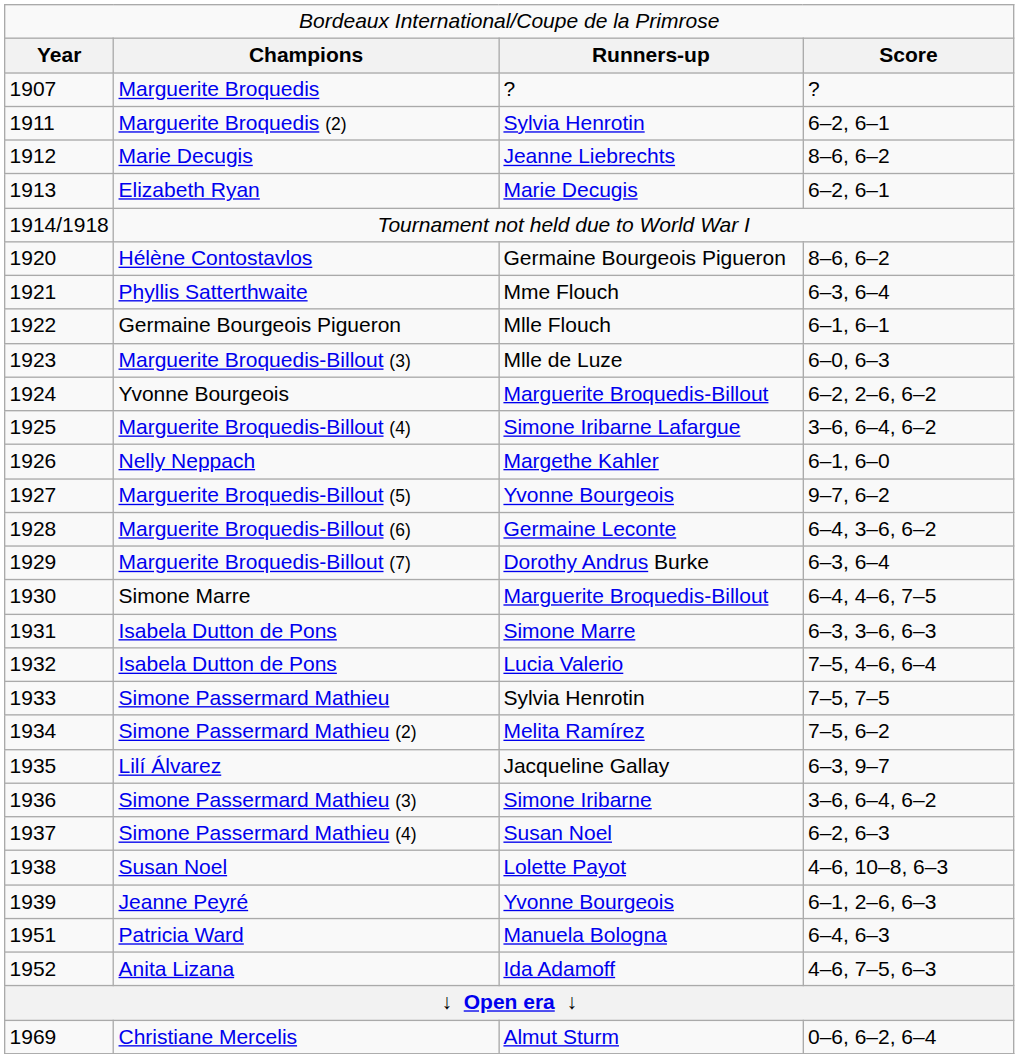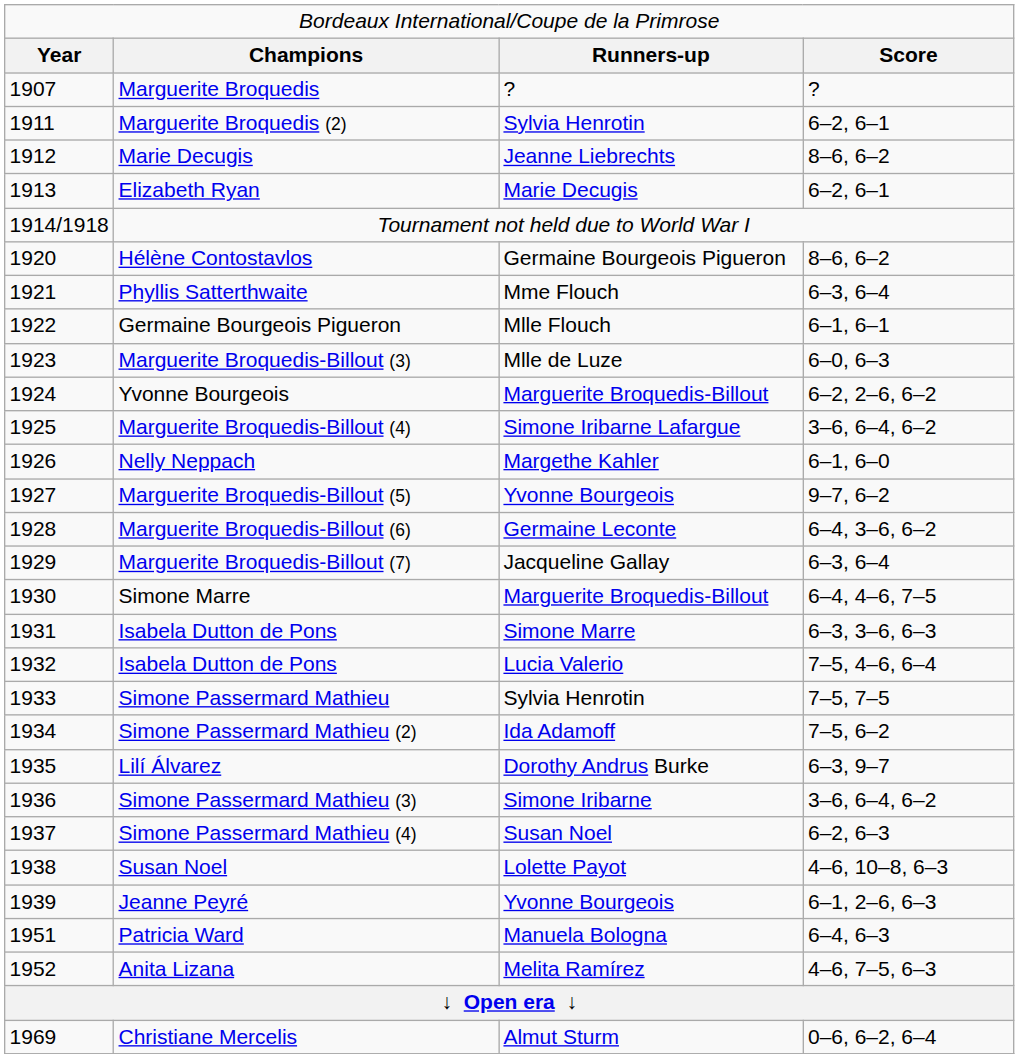(606, 562) Dorothy Andrus Burke -> (586, 562) Jacqueline Gallay
(574, 731) Melita Ramírez -> (559, 731) Ida Adamoff
(586, 765) Jacqueline Gallay -> (606, 765) Dorothy Andrus Burke
(559, 968) Ida Adamoff -> (574, 968) Melita Ramírez
